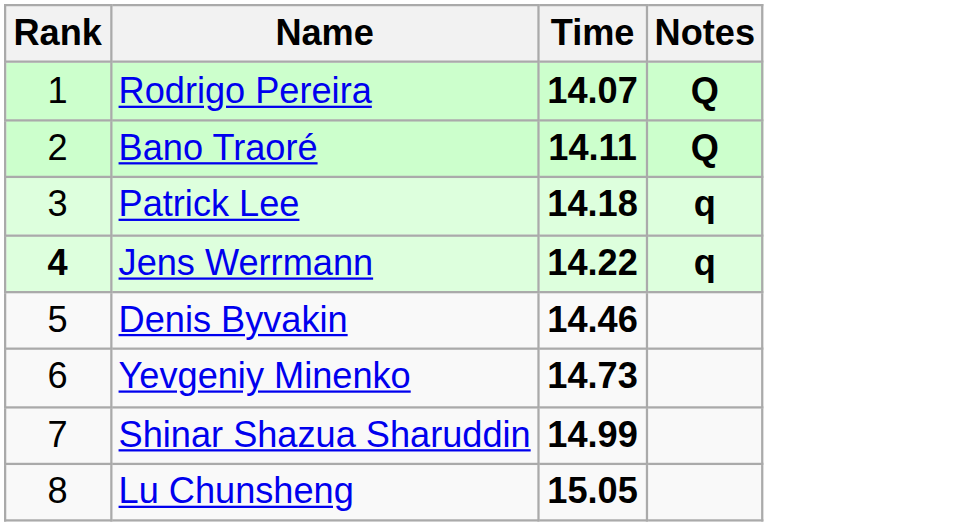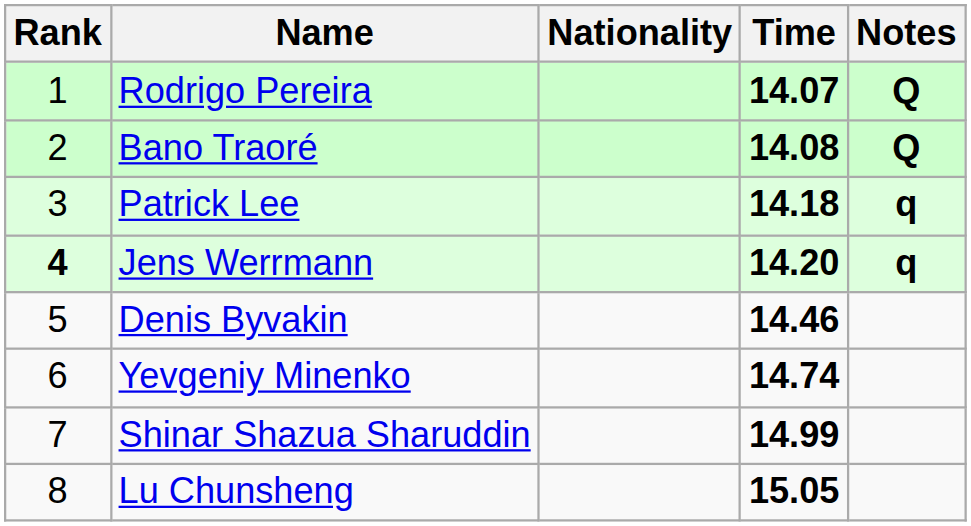+ column: (640, 33)
(593, 147) 14.11 -> (794, 147) 14.08
(593, 262) 14.22 -> (794, 262) 14.20
(593, 377) 14.73 -> (794, 377) 14.74
